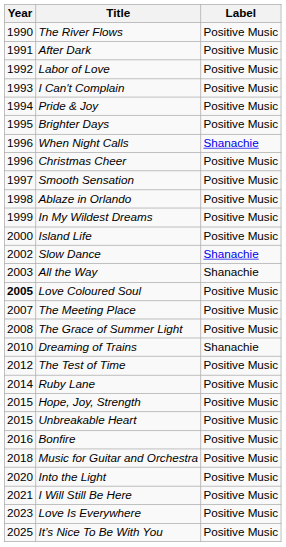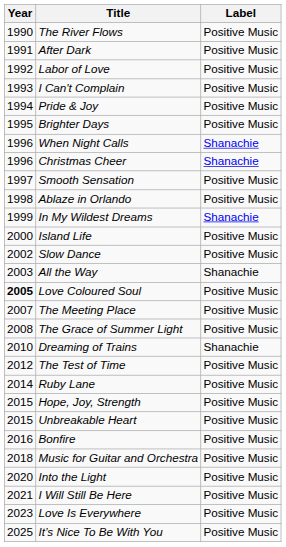(241, 161) Positive Music -> (231, 161) Shanachie
(241, 217) Positive Music -> (231, 217) Shanachie
(231, 254) Shanachie -> (241, 254) Positive Music
